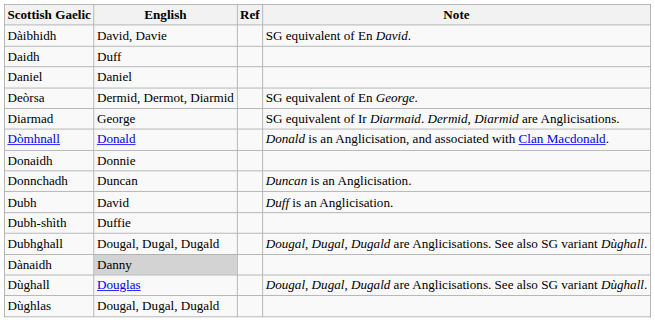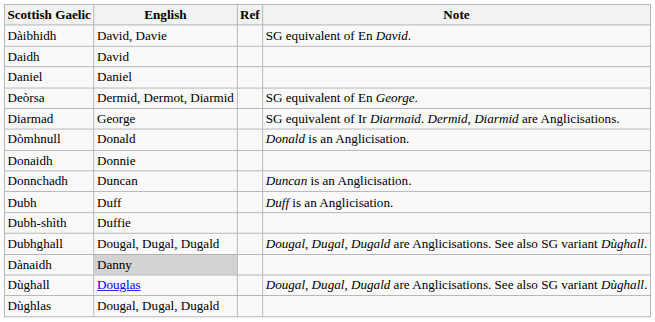(109, 56) Duff -> (113, 56) David
- row: (34, 139)
+ row: (34, 139)
(113, 202) David -> (109, 202) Duff
